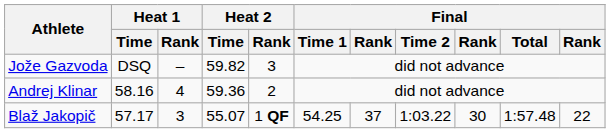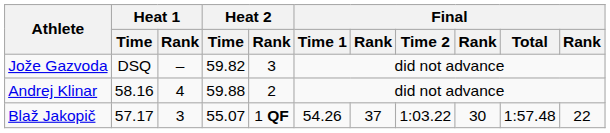(226, 91) 59.36 -> (226, 91) 59.88
(322, 115) 54.25 -> (322, 115) 54.26
